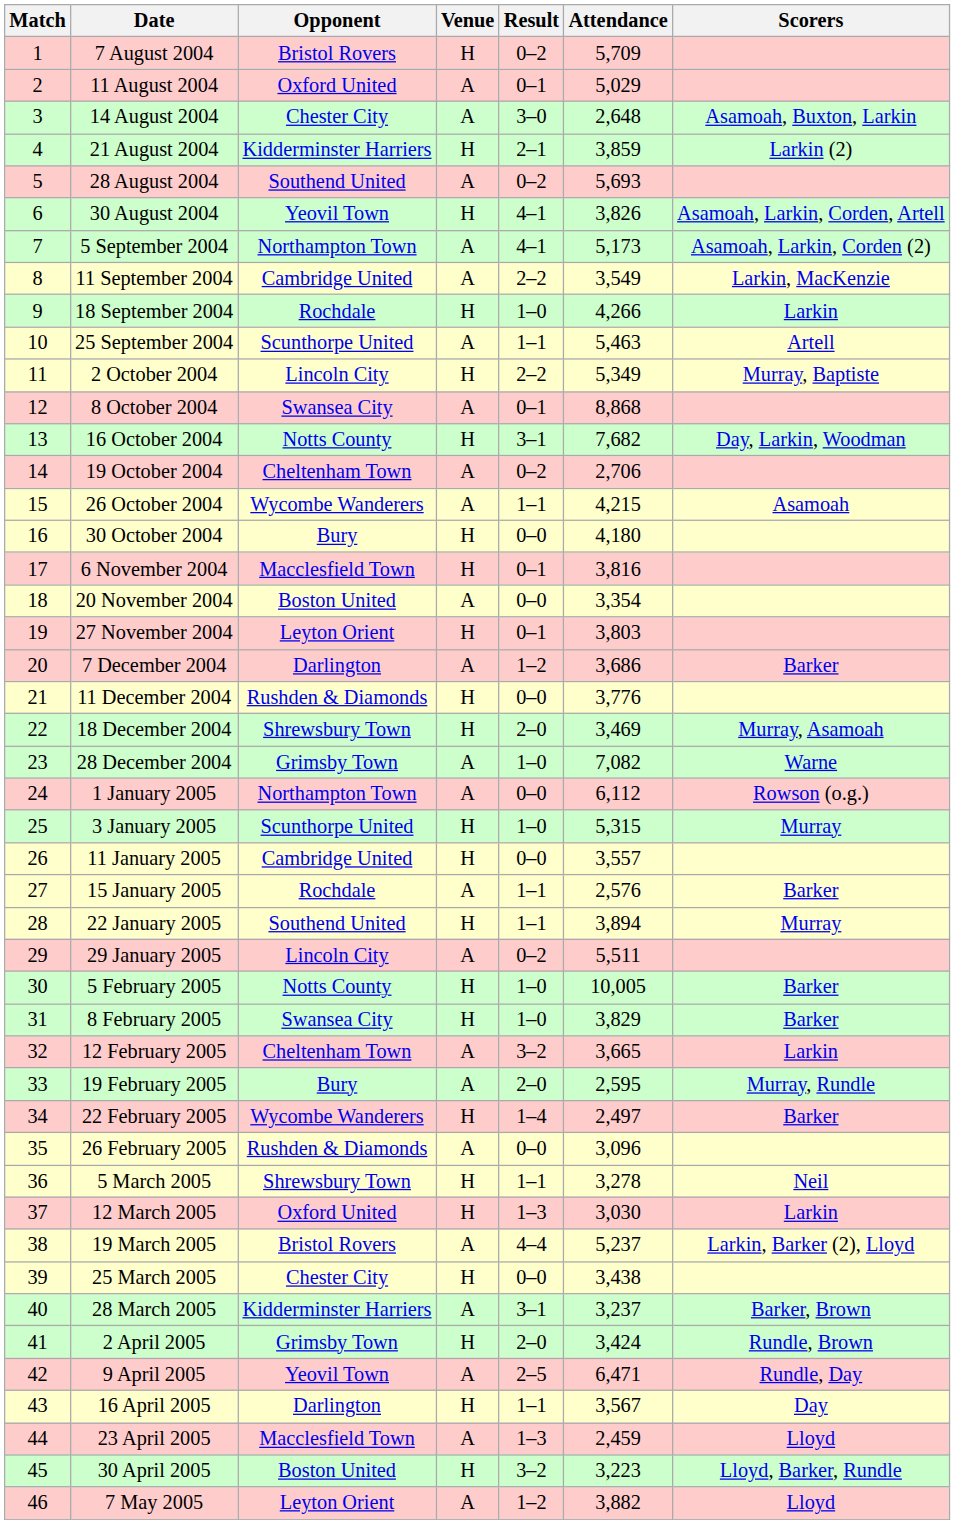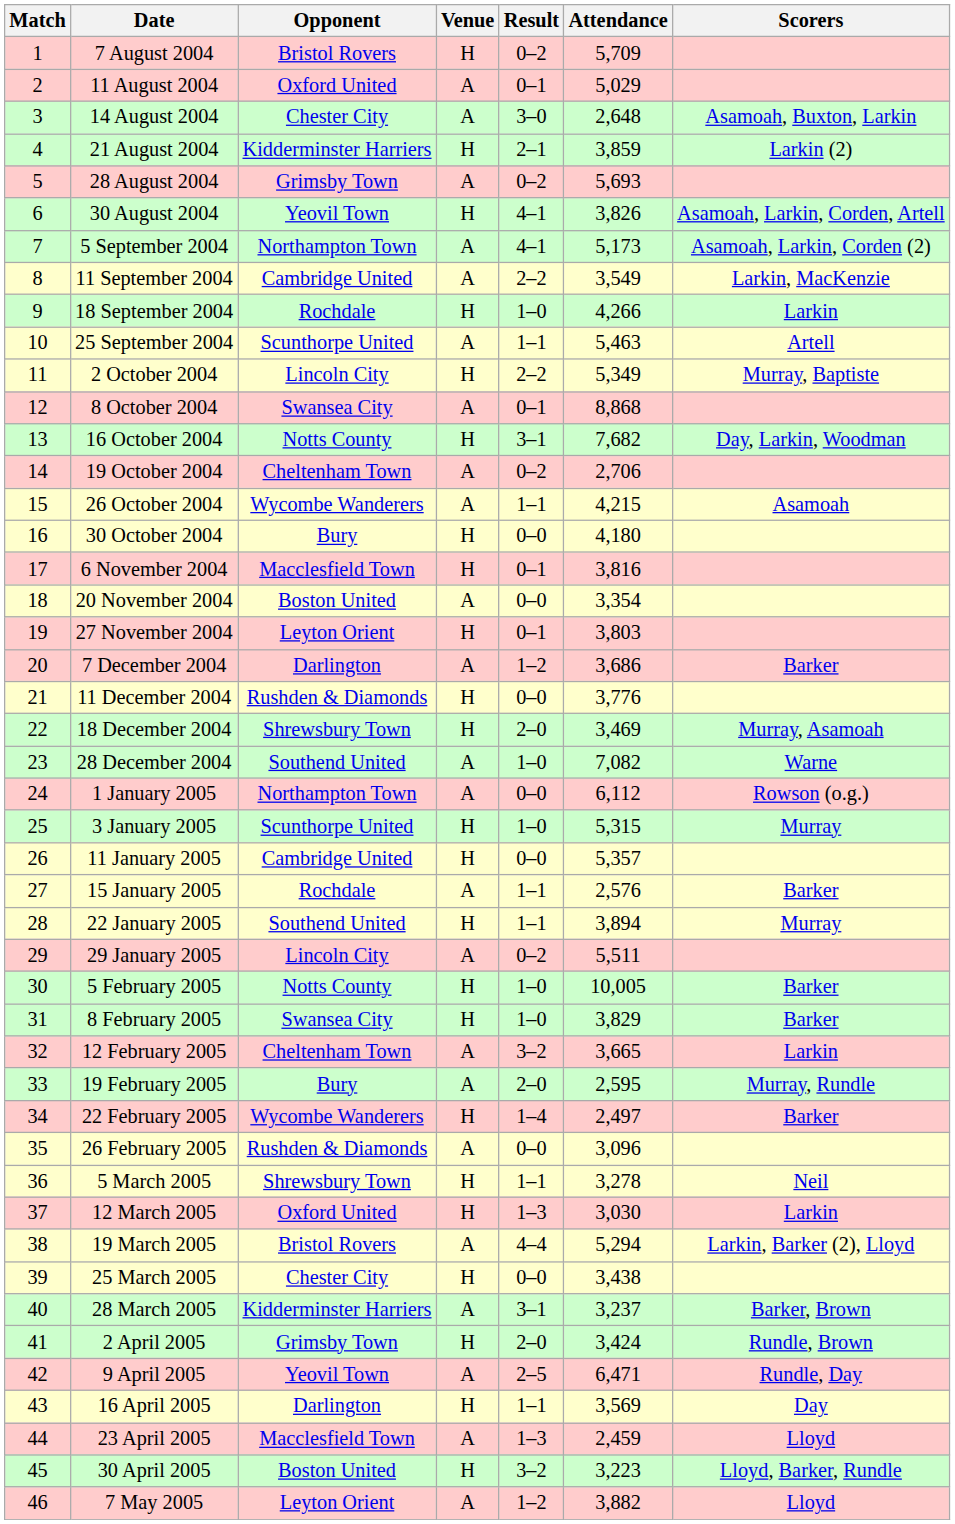(337, 181) Southend United -> (337, 181) Grimsby Town
(337, 761) Grimsby Town -> (337, 761) Southend United
(618, 858) 3,557 -> (618, 858) 5,357
(618, 1245) 5,237 -> (618, 1245) 5,294
(618, 1406) 3,567 -> (618, 1406) 3,569
